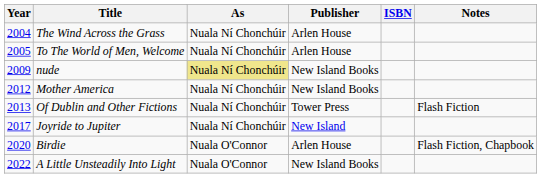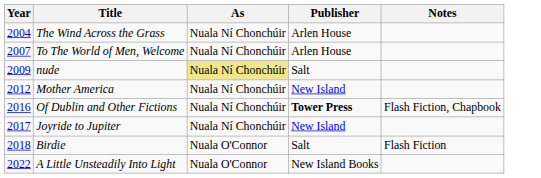- column: (398, 13)
(19, 51) 2005 -> (19, 51) 2007
(335, 70) New Island Books -> (300, 70) Salt
(335, 88) New Island Books -> (318, 88) New Island
(19, 107) 2013 -> (19, 107) 2016
(320, 107) normal -> (322, 107) bold
(448, 107) Flash Fiction -> (442, 107) Flash Fiction, Chapbook
(19, 145) 2020 -> (19, 145) 2018
(321, 145) Arlen House -> (300, 145) Salt
(476, 145) Flash Fiction, Chapbook -> (415, 145) Flash Fiction
